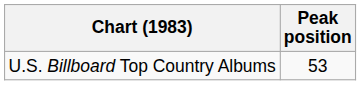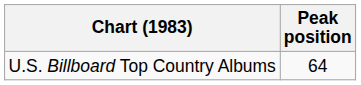(318, 65) 53 -> (318, 65) 64
